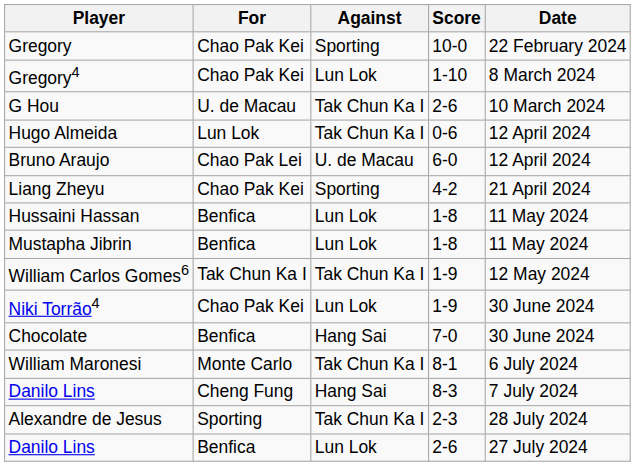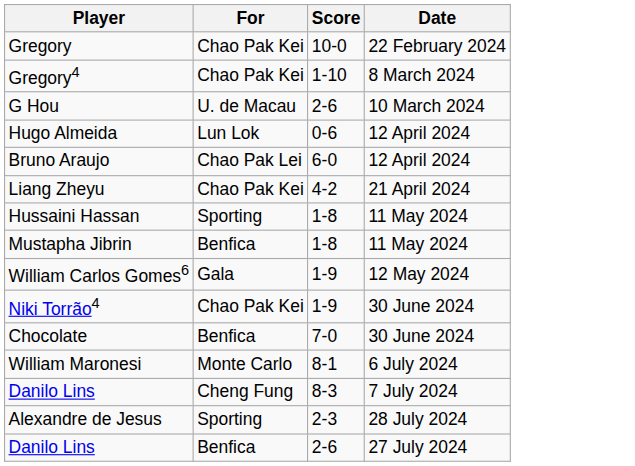- column: (370, 18)
(226, 216) Benfica -> (230, 216) Sporting
(252, 274) Tak Chun Ka I -> (216, 274) Gala
